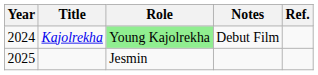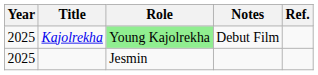(21, 37) 2024 -> (21, 37) 2025
